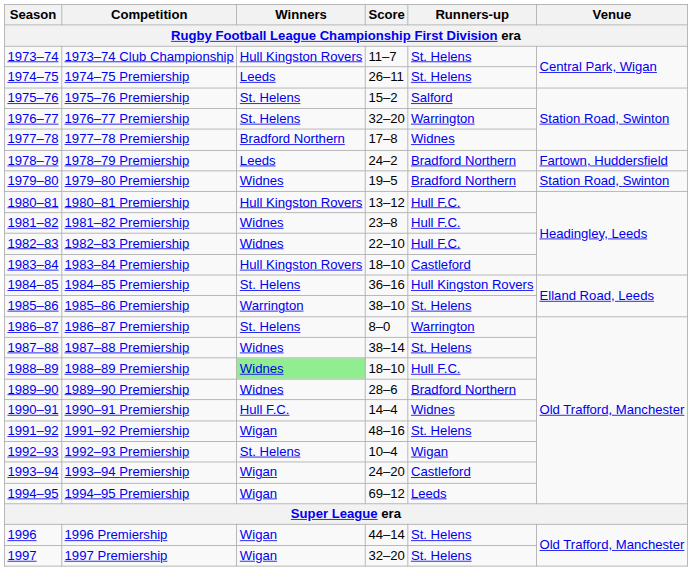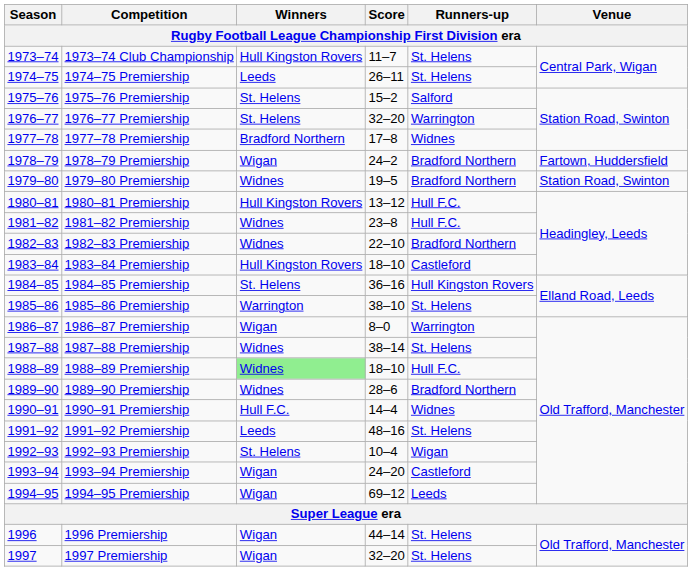(258, 160) Leeds -> (258, 160) Wigan
(436, 243) Hull F.C. -> (463, 243) Bradford Northern
(270, 327) St. Helens -> (258, 327) Wigan
(258, 431) Wigan -> (258, 431) Leeds
